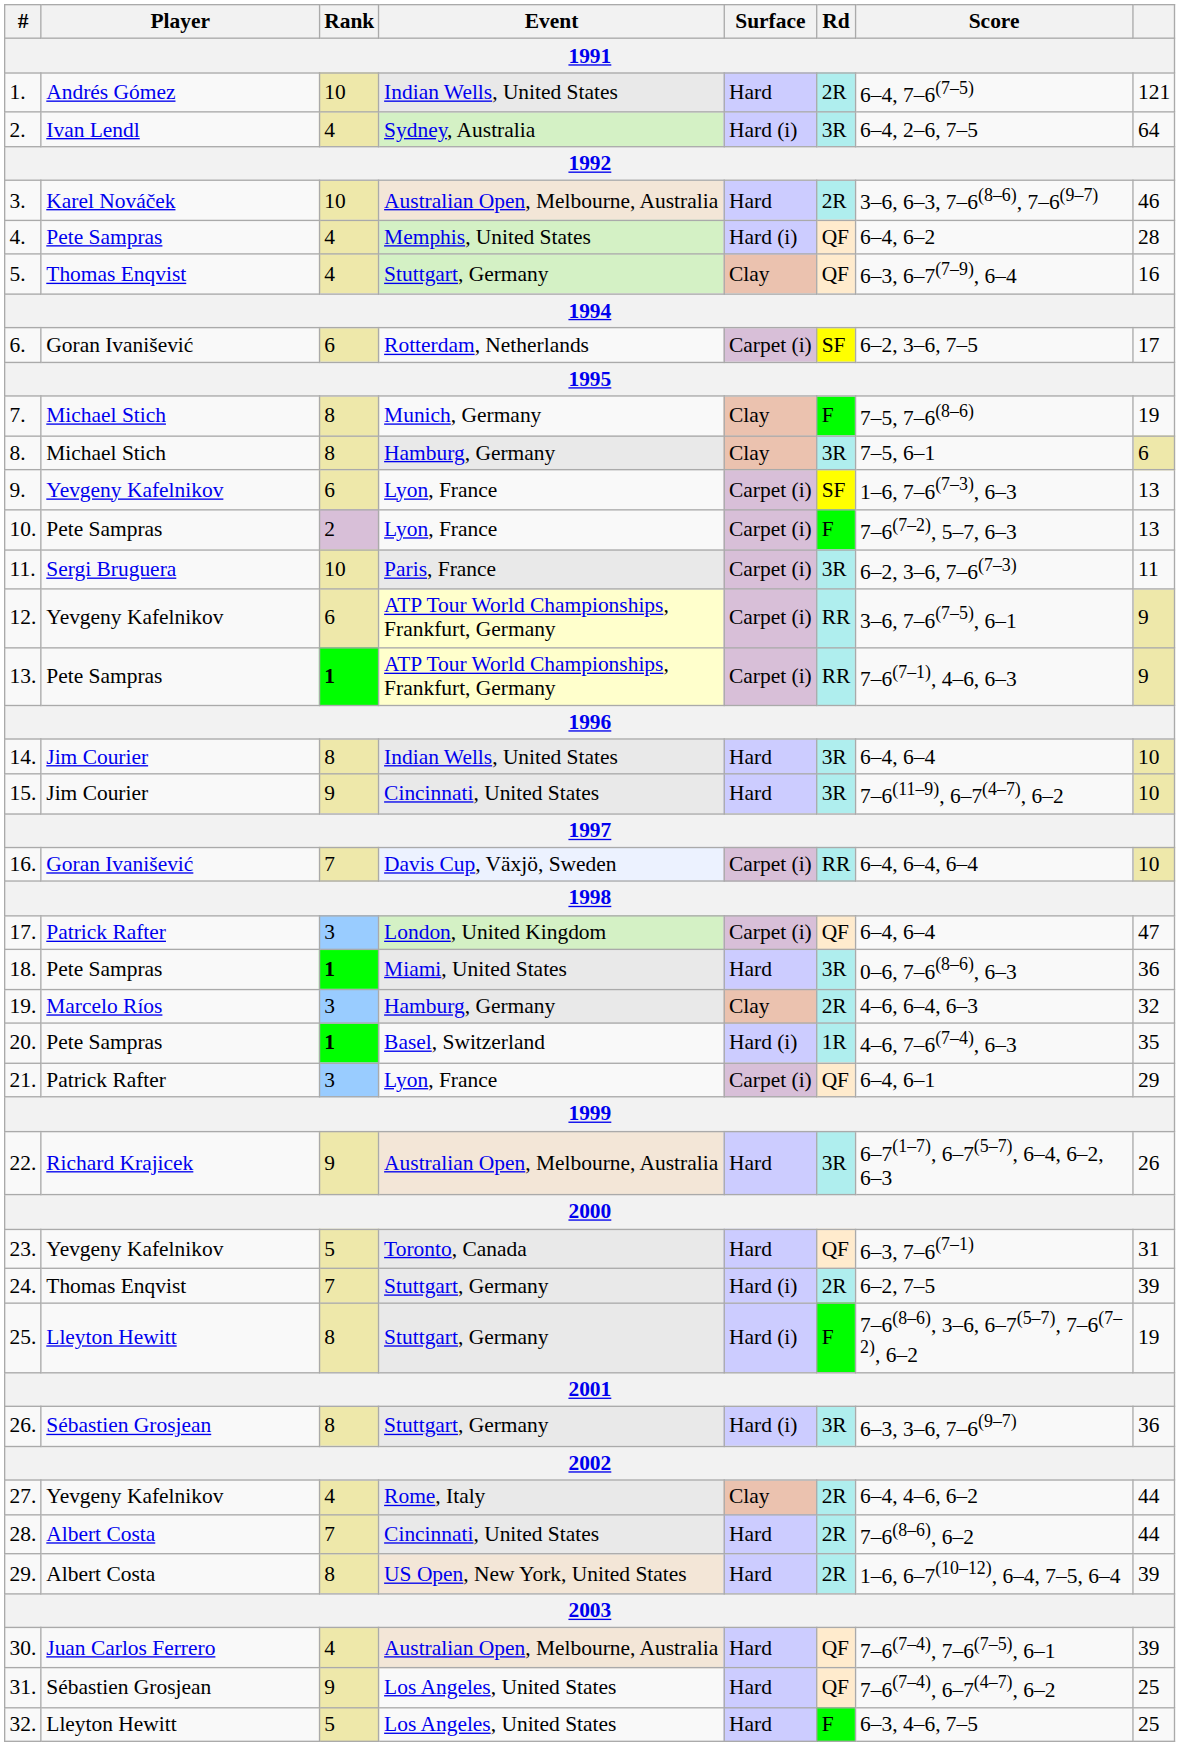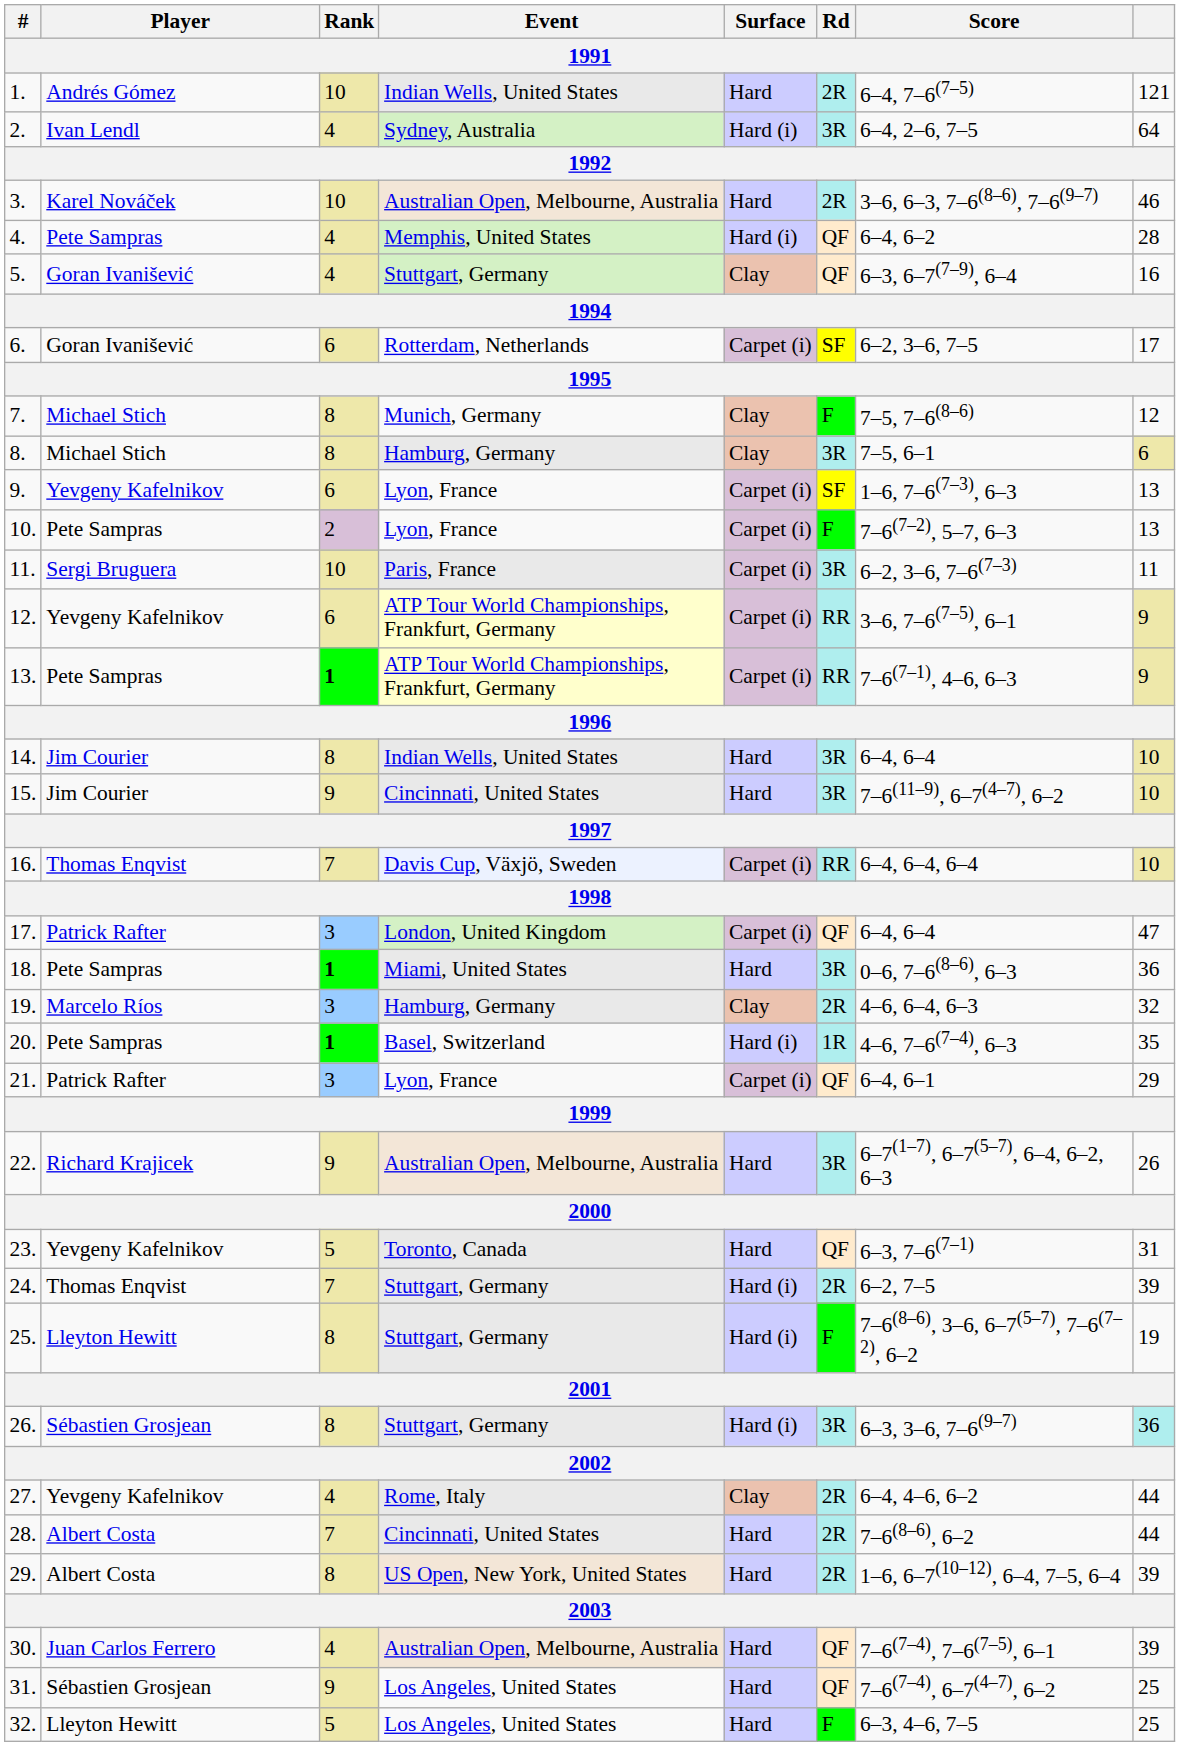(116, 274) Thomas Enqvist -> (120, 274) Goran Ivanišević
(1149, 415) 19 -> (1149, 415) 12
(120, 864) Goran Ivanišević -> (116, 864) Thomas Enqvist
(1149, 1426) no background -> (1149, 1426) paleturquoise background
